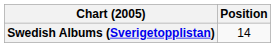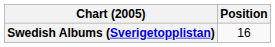(244, 33) 14 -> (244, 33) 16
